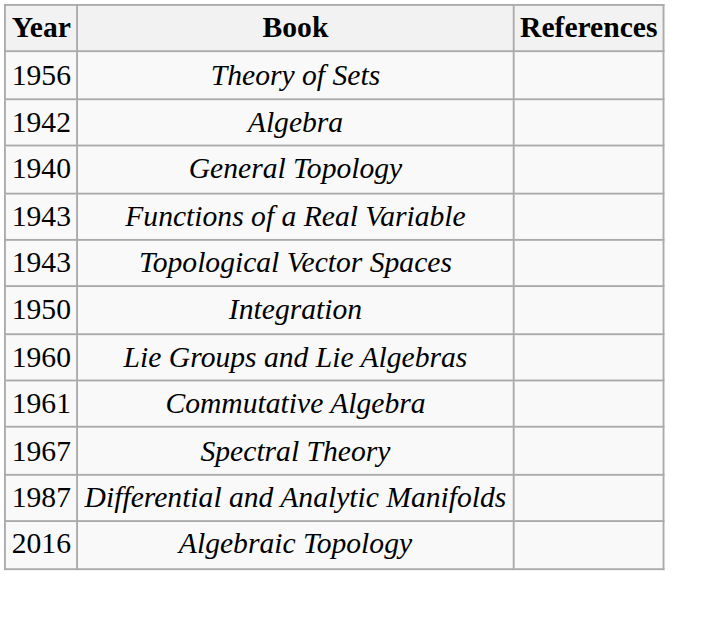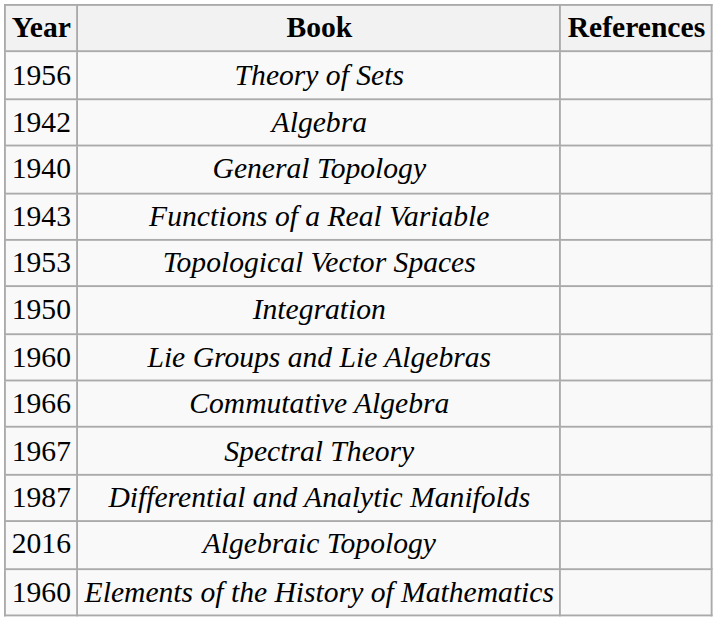(41, 262) 1943 -> (41, 262) 1953
(41, 403) 1961 -> (41, 403) 1966
+ row: (319, 591)
